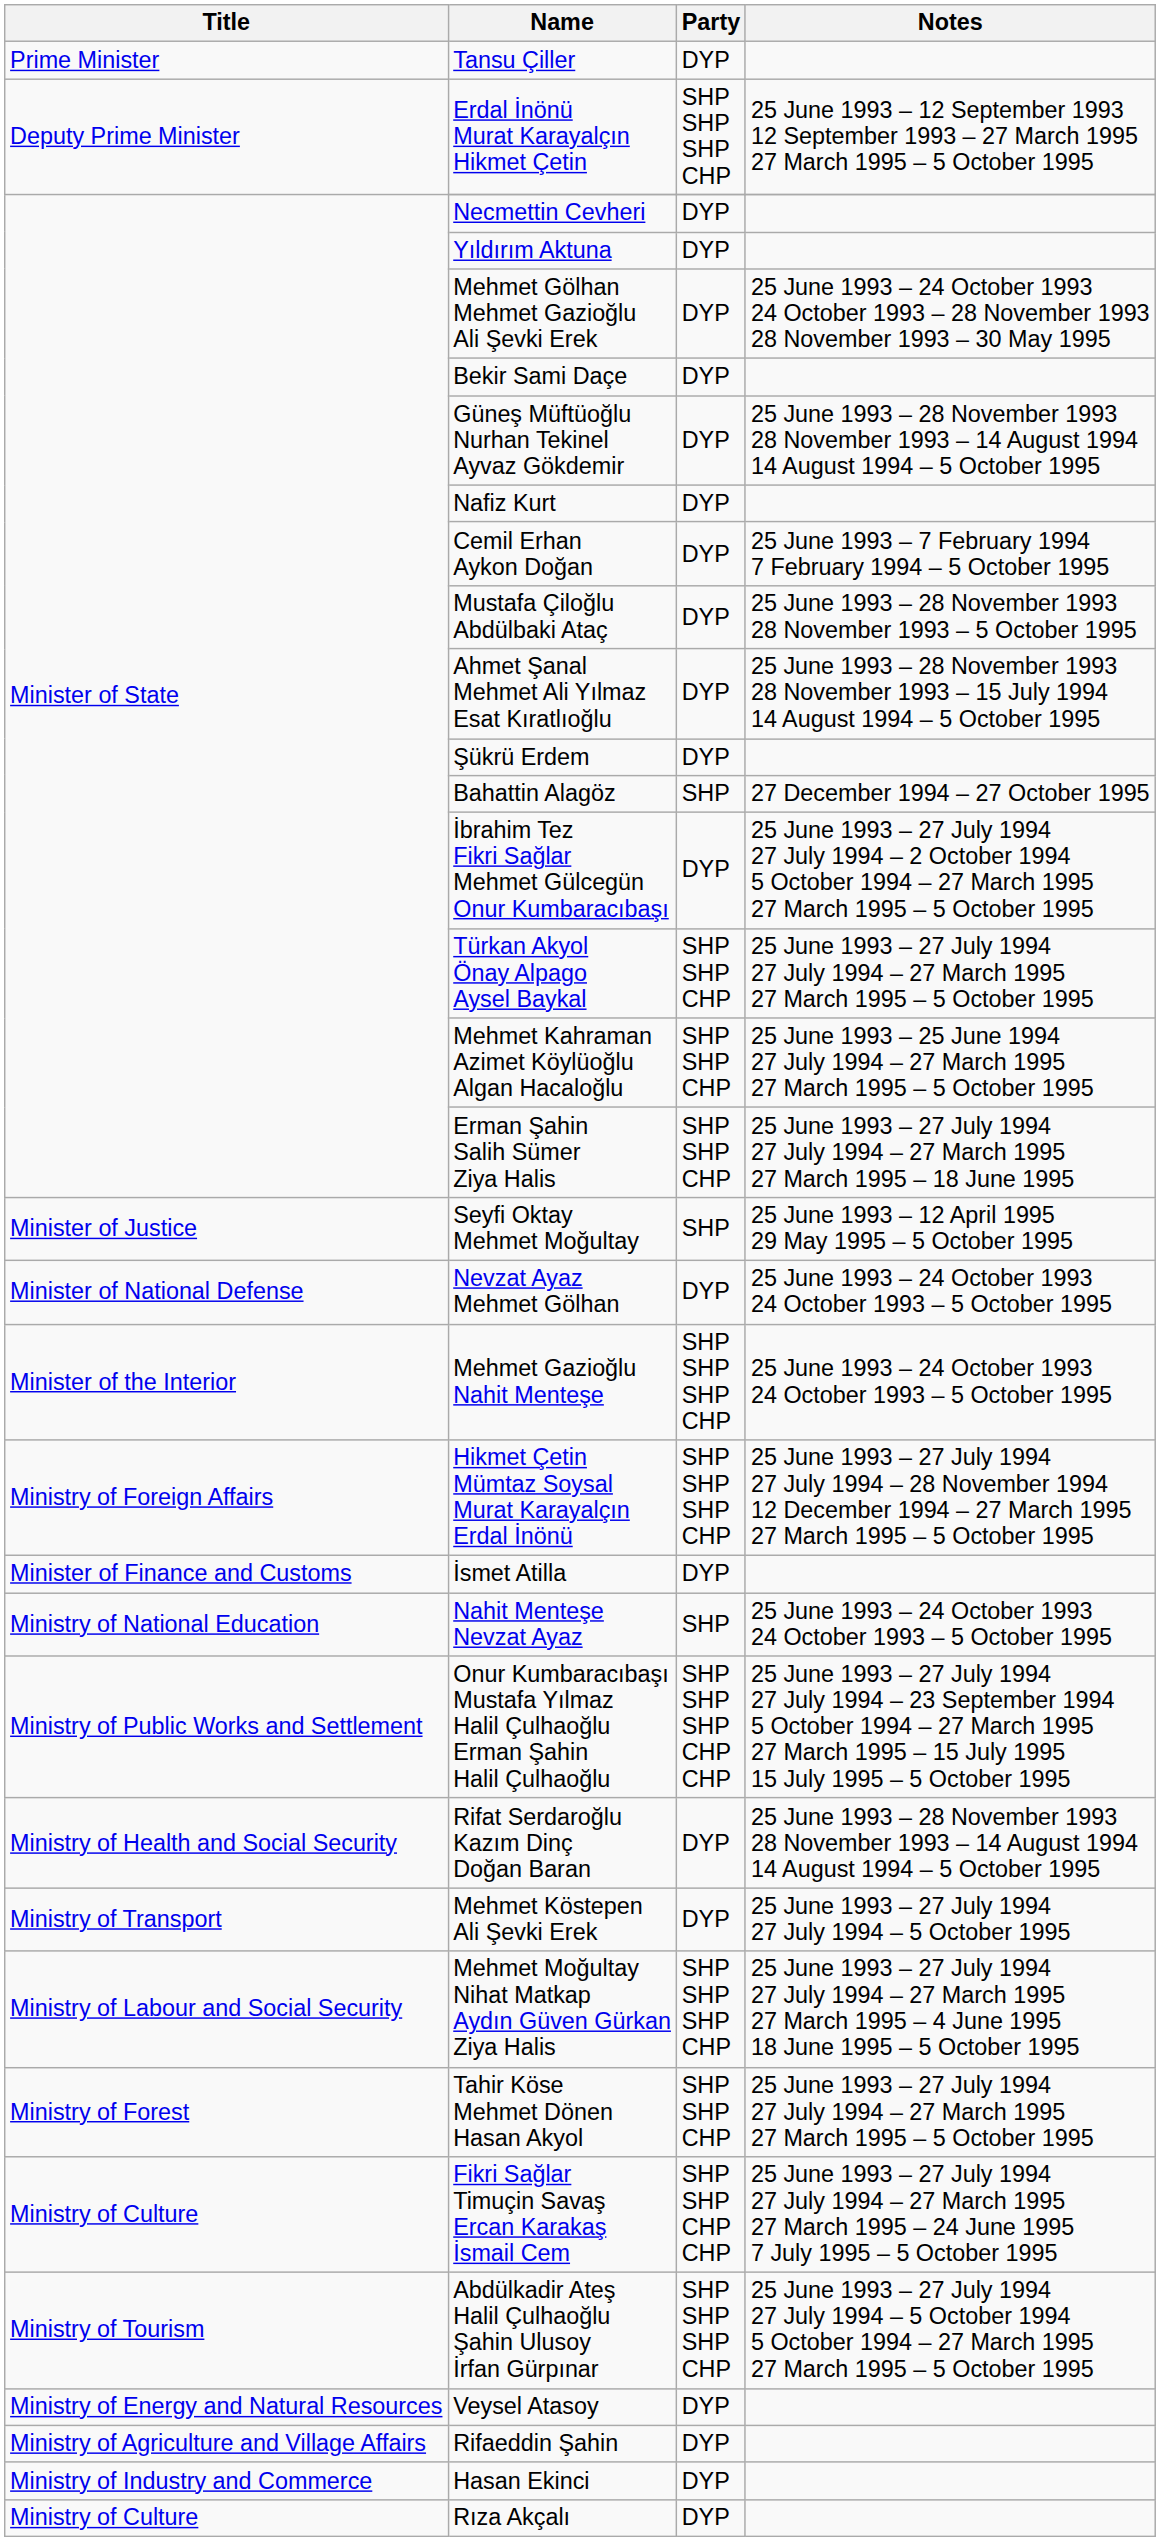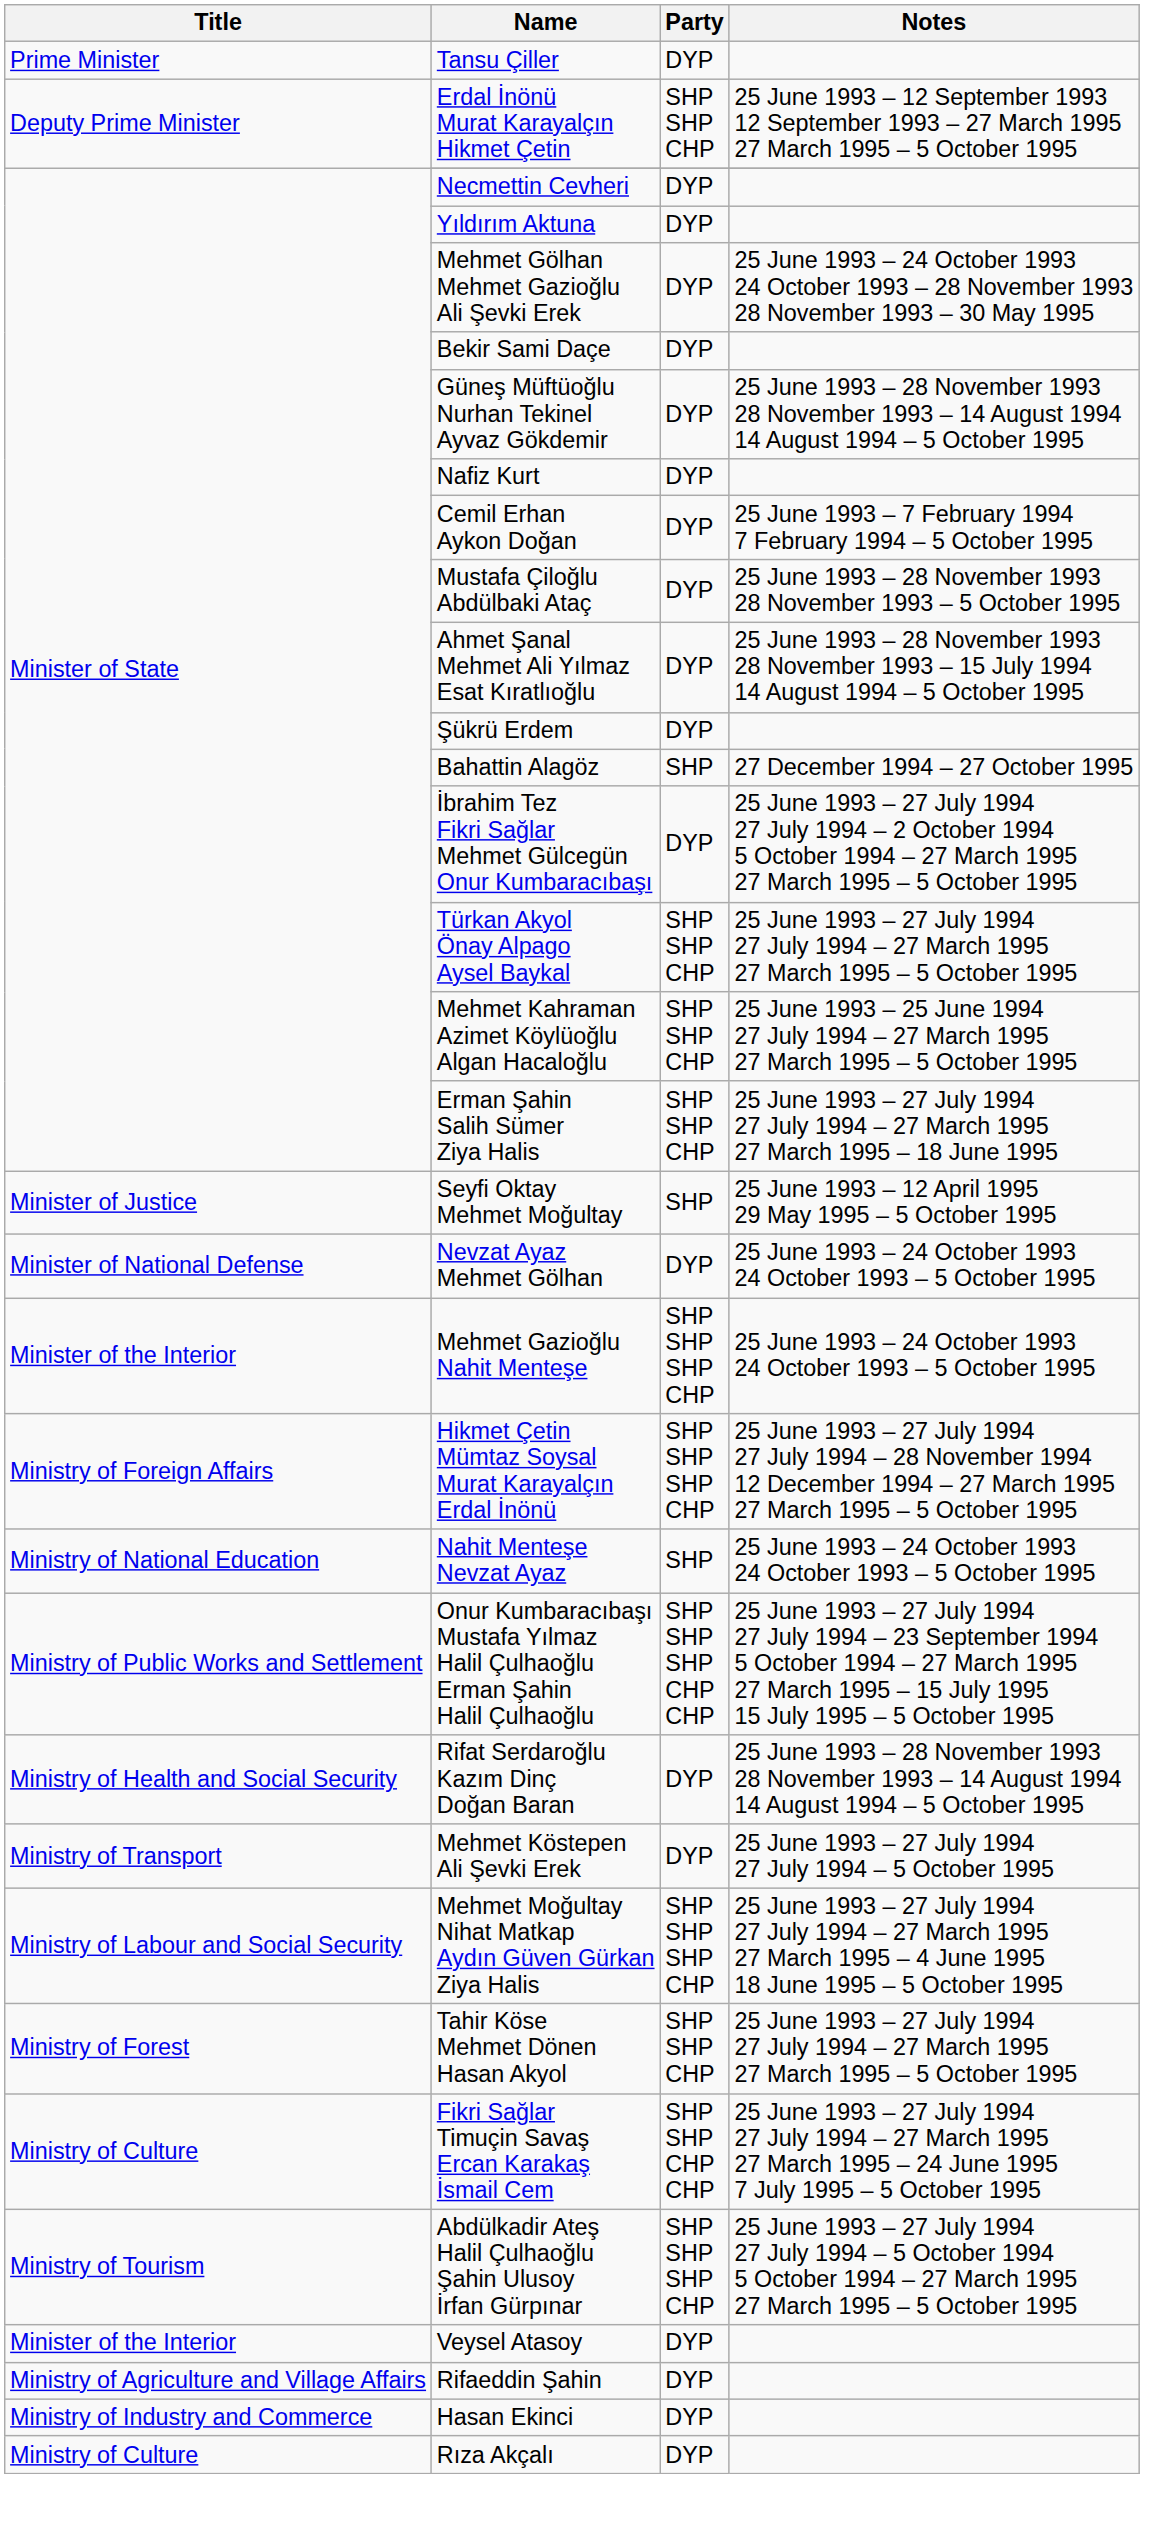(706, 136) SHP SHP SHP CHP -> (690, 123) SHP SHP CHP
- row: (510, 1573)
(226, 2406) Ministry of Energy and Natural Resources -> (123, 2343) Minister of the Interior
